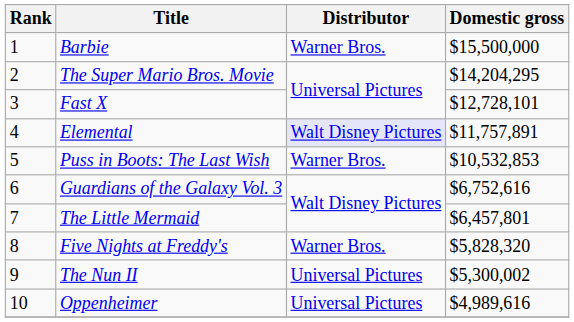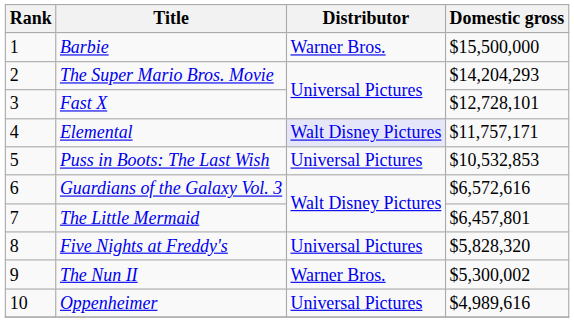(494, 75) $14,204,295 -> (494, 75) $14,204,293
(494, 132) $11,757,891 -> (494, 132) $11,757,171
(338, 160) Warner Bros. -> (356, 160) Universal Pictures
(490, 189) $6,752,616 -> (490, 189) $6,572,616
(338, 246) Warner Bros. -> (356, 246) Universal Pictures
(356, 274) Universal Pictures -> (338, 274) Warner Bros.
